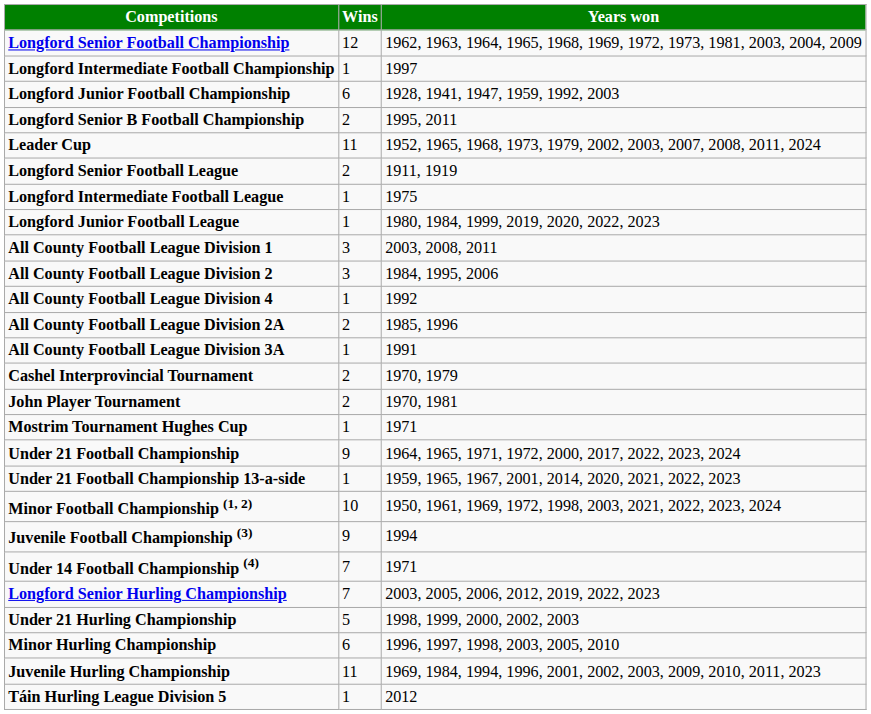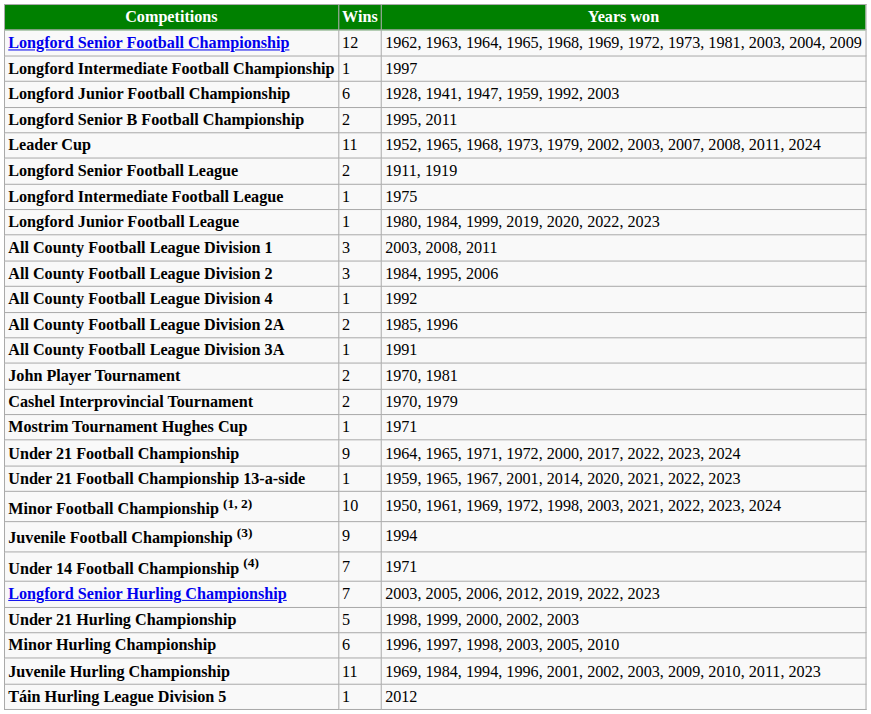rows swapped: (94, 401) <-> (131, 376)
